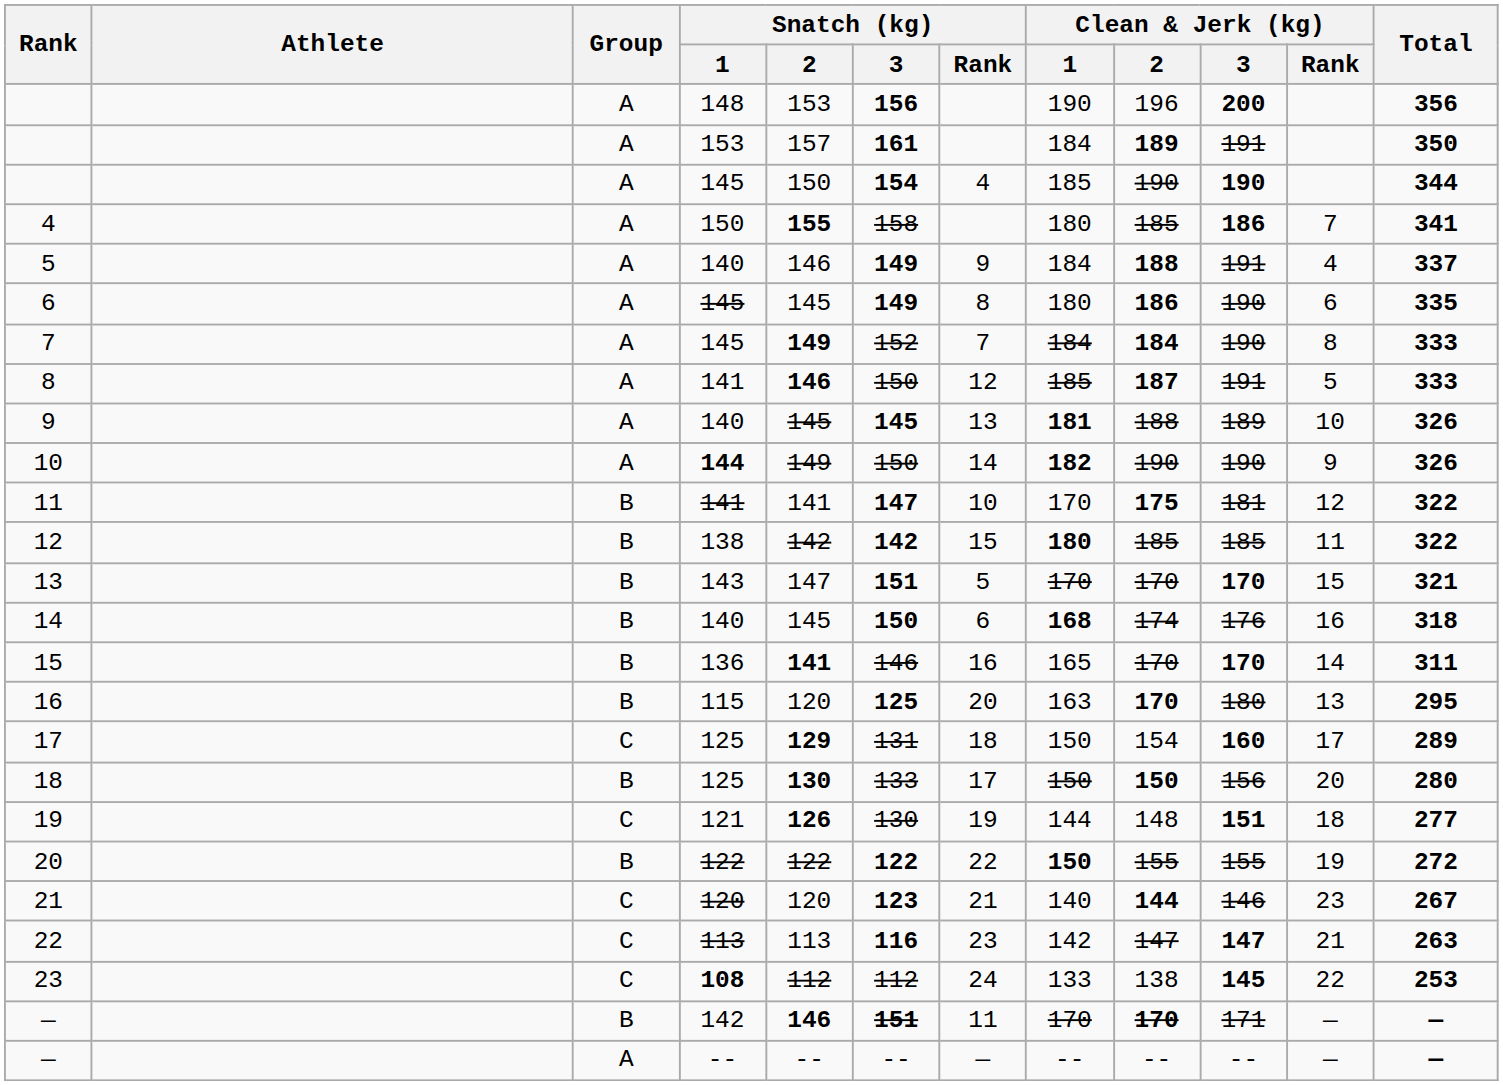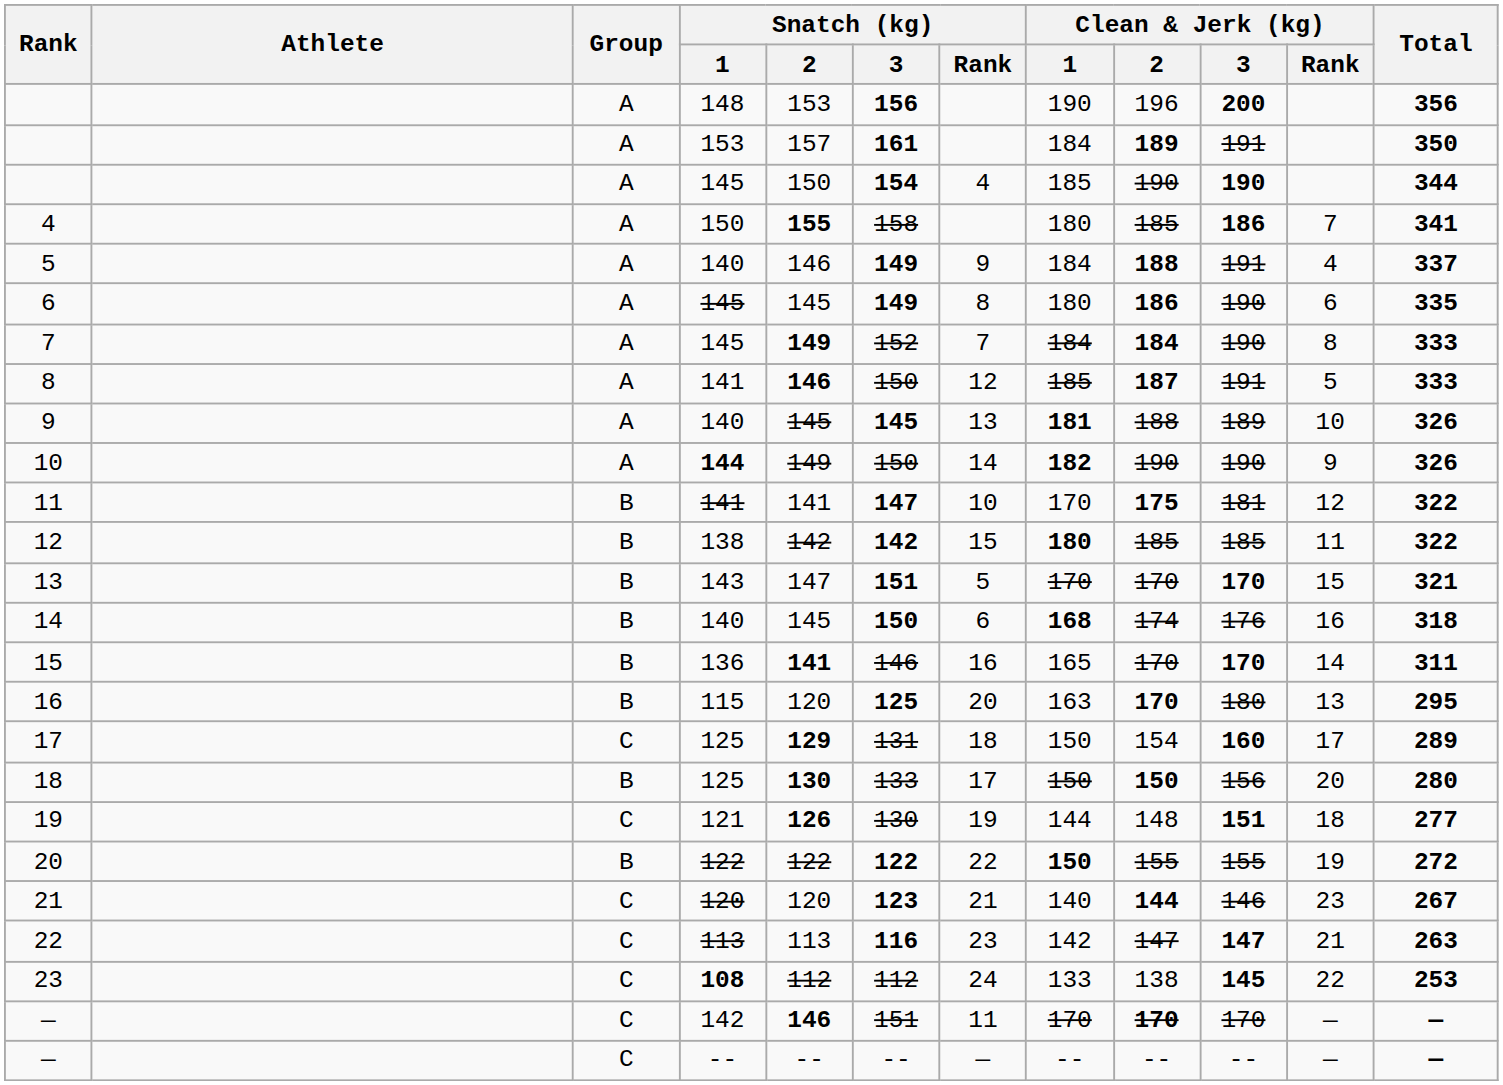(626, 1021) B -> (626, 1021) C
(896, 1021) bold -> (896, 1021) normal
(1243, 1021) 171 -> (1243, 1021) 170
(626, 1061) A -> (626, 1061) C
